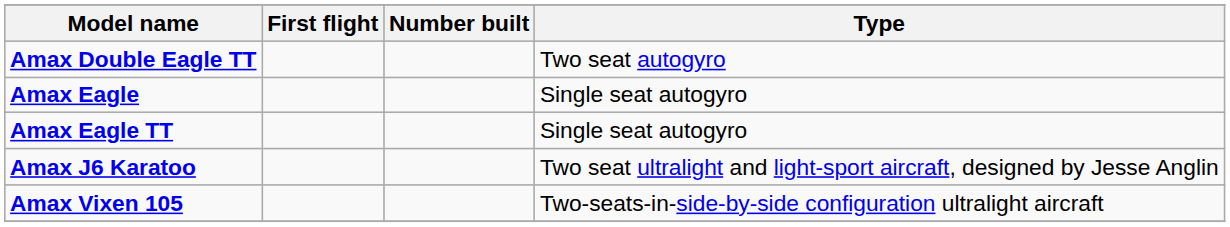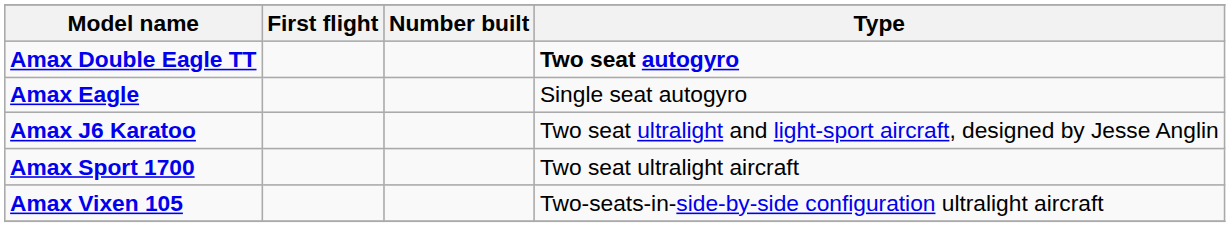(633, 59) normal -> (639, 59) bold
- row: (92, 131)
+ row: (102, 167)
